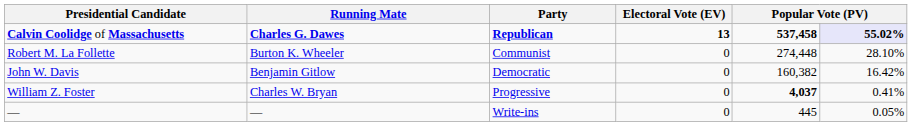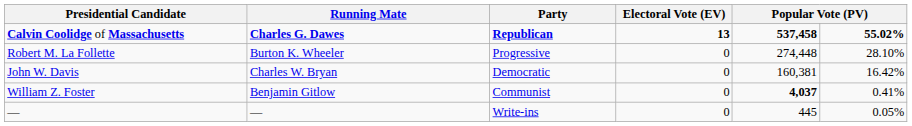(884, 33) lavender background -> (884, 33) no background
(521, 53) Communist -> (521, 53) Progressive
(292, 72) Benjamin Gitlow -> (294, 72) Charles W. Bryan
(797, 72) 160,382 -> (797, 72) 160,381
(294, 92) Charles W. Bryan -> (292, 92) Benjamin Gitlow
(521, 92) Progressive -> (521, 92) Communist
